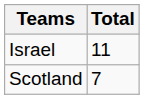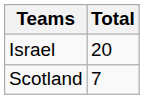(101, 49) 11 -> (102, 49) 20
